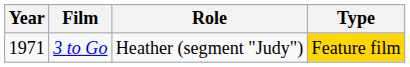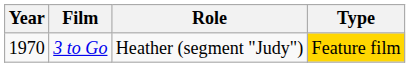(27, 47) 1971 -> (27, 47) 1970
